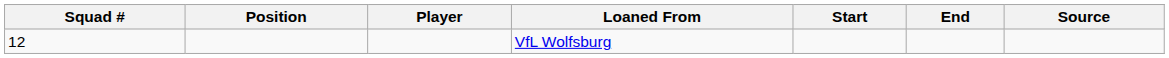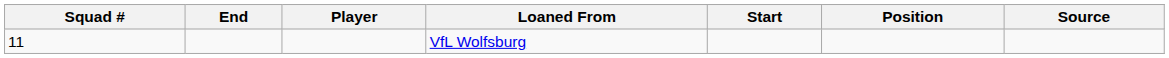columns swapped: (276, 17) <-> (955, 17)
(17, 42) 12 -> (16, 42) 11
